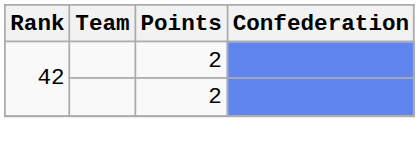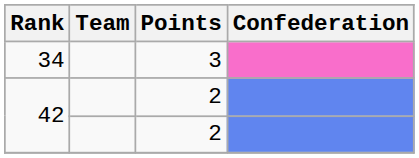+ row: (51, 60)
